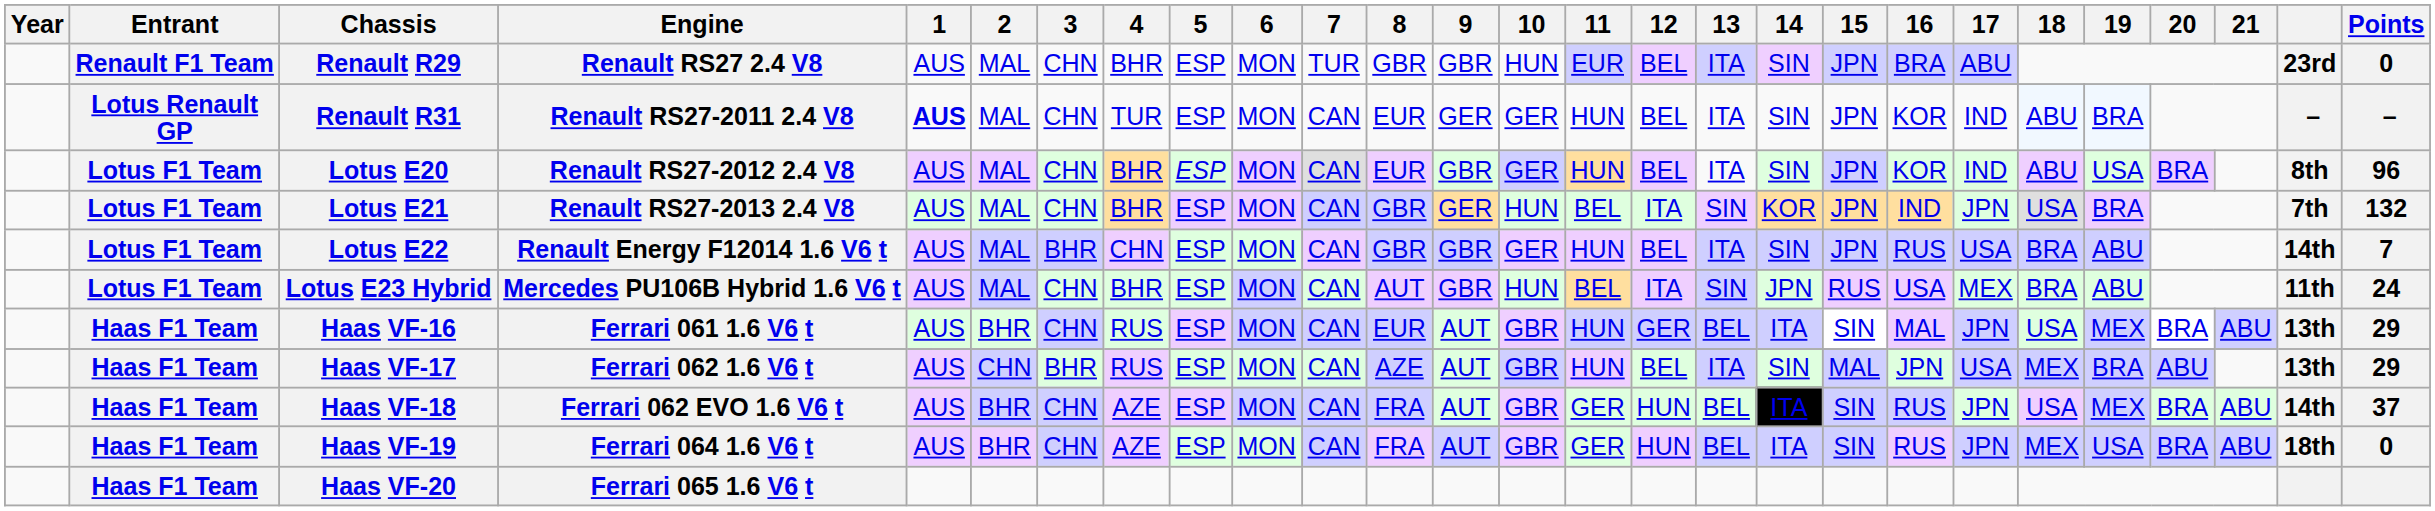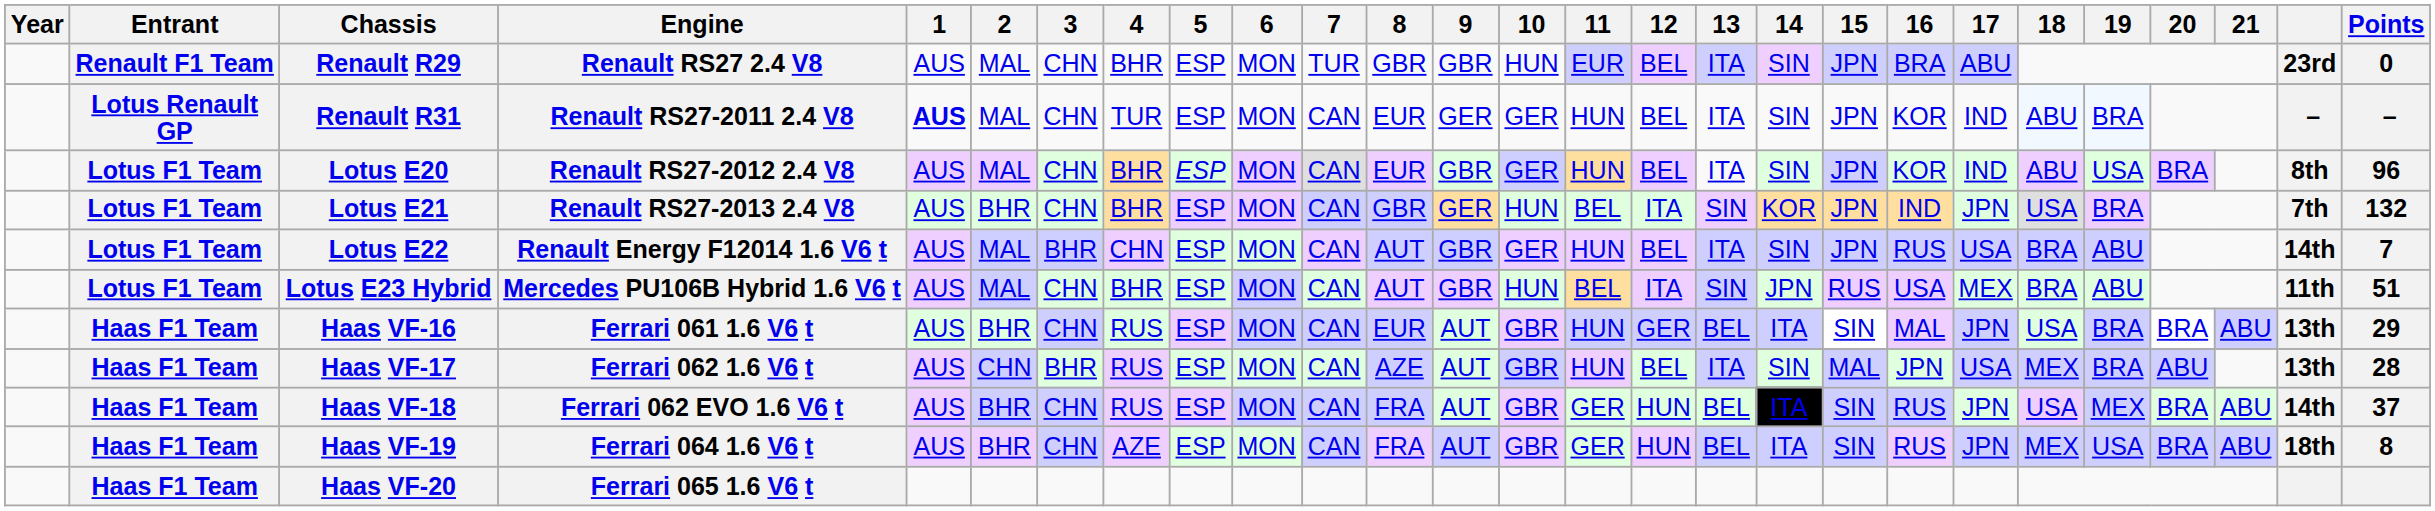(1005, 210) MAL -> (1005, 210) BHR
(1399, 249) GBR -> (1399, 249) AUT
(2386, 289) 24 -> (2386, 289) 51
(2118, 328) MEX -> (2118, 328) BRA
(2386, 367) 29 -> (2386, 367) 28
(1137, 407) AZE -> (1137, 407) RUS
(2386, 446) 0 -> (2386, 446) 8
